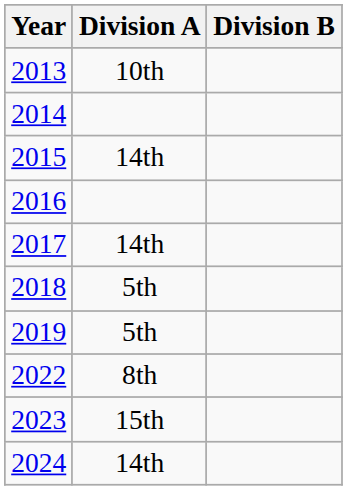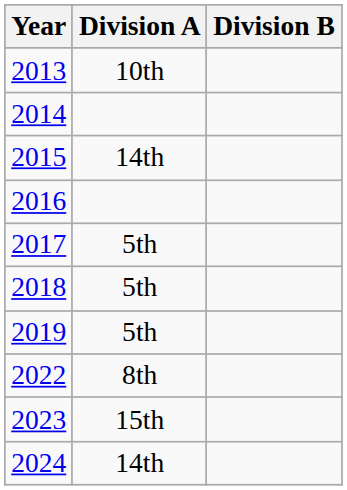(140, 244) 14th -> (140, 244) 5th
